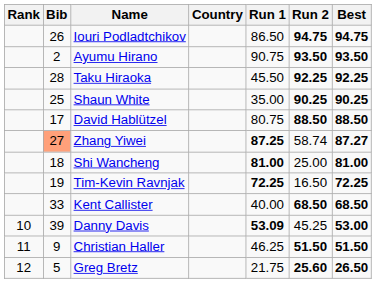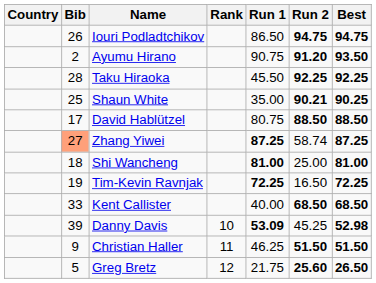columns swapped: (24, 15) <-> (217, 15)
(310, 57) 93.50 -> (310, 57) 91.20
(310, 99) 90.25 -> (310, 99) 90.21
(352, 141) 87.27 -> (352, 141) 87.25
(352, 225) 53.00 -> (352, 225) 52.98
